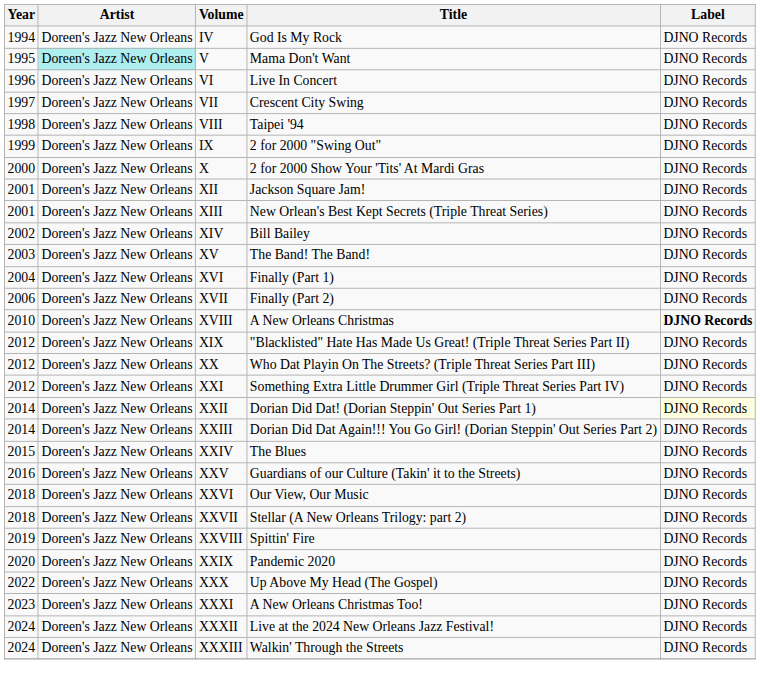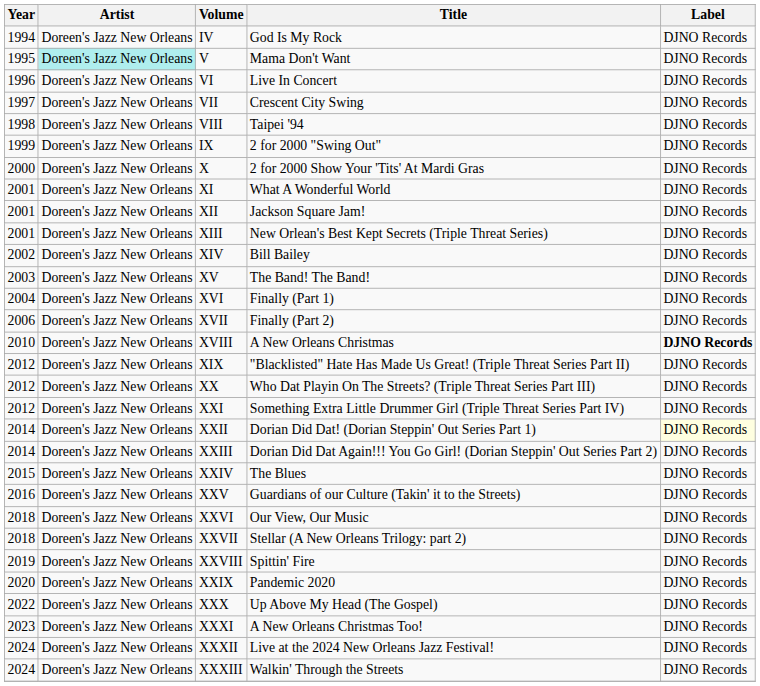+ row: (206, 189)
